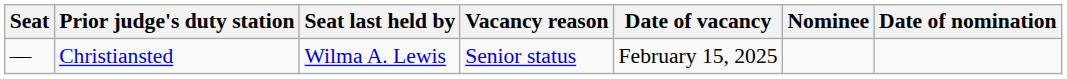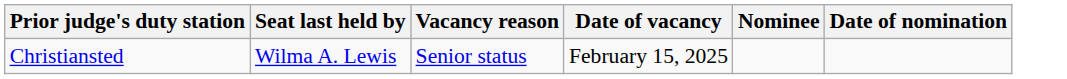- column: (29, 21)
